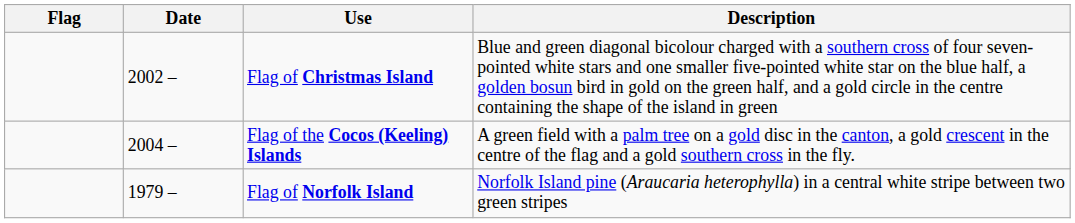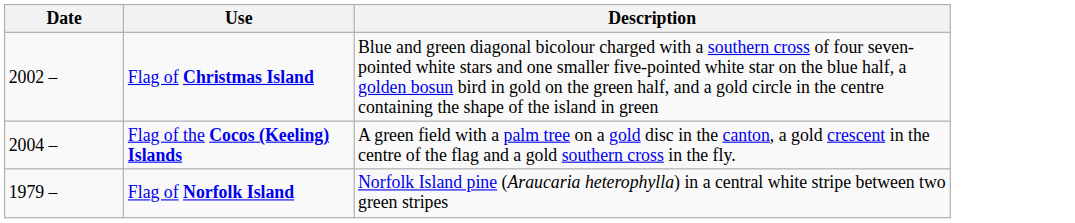- column: (64, 18)
